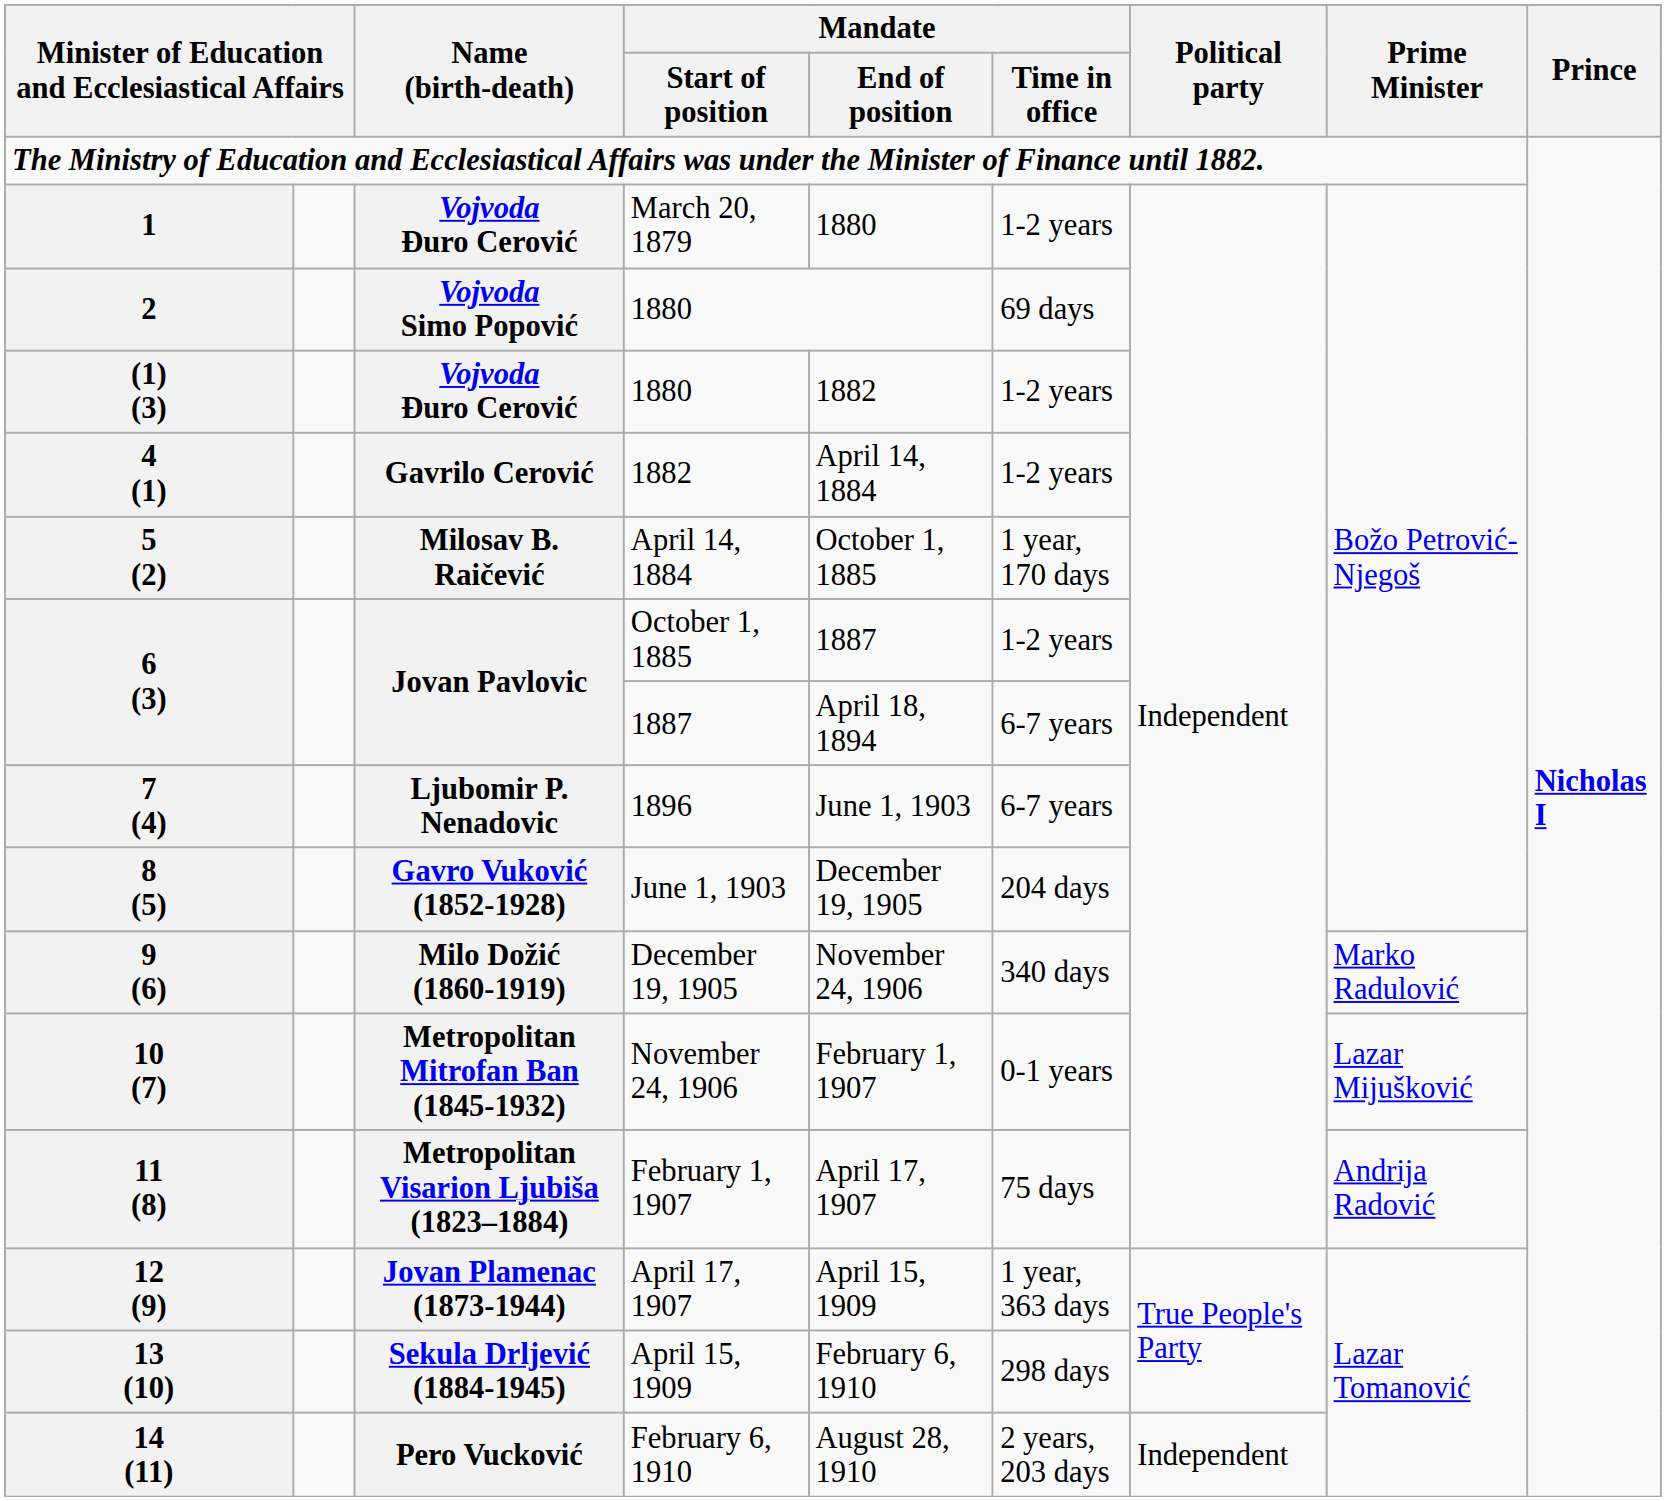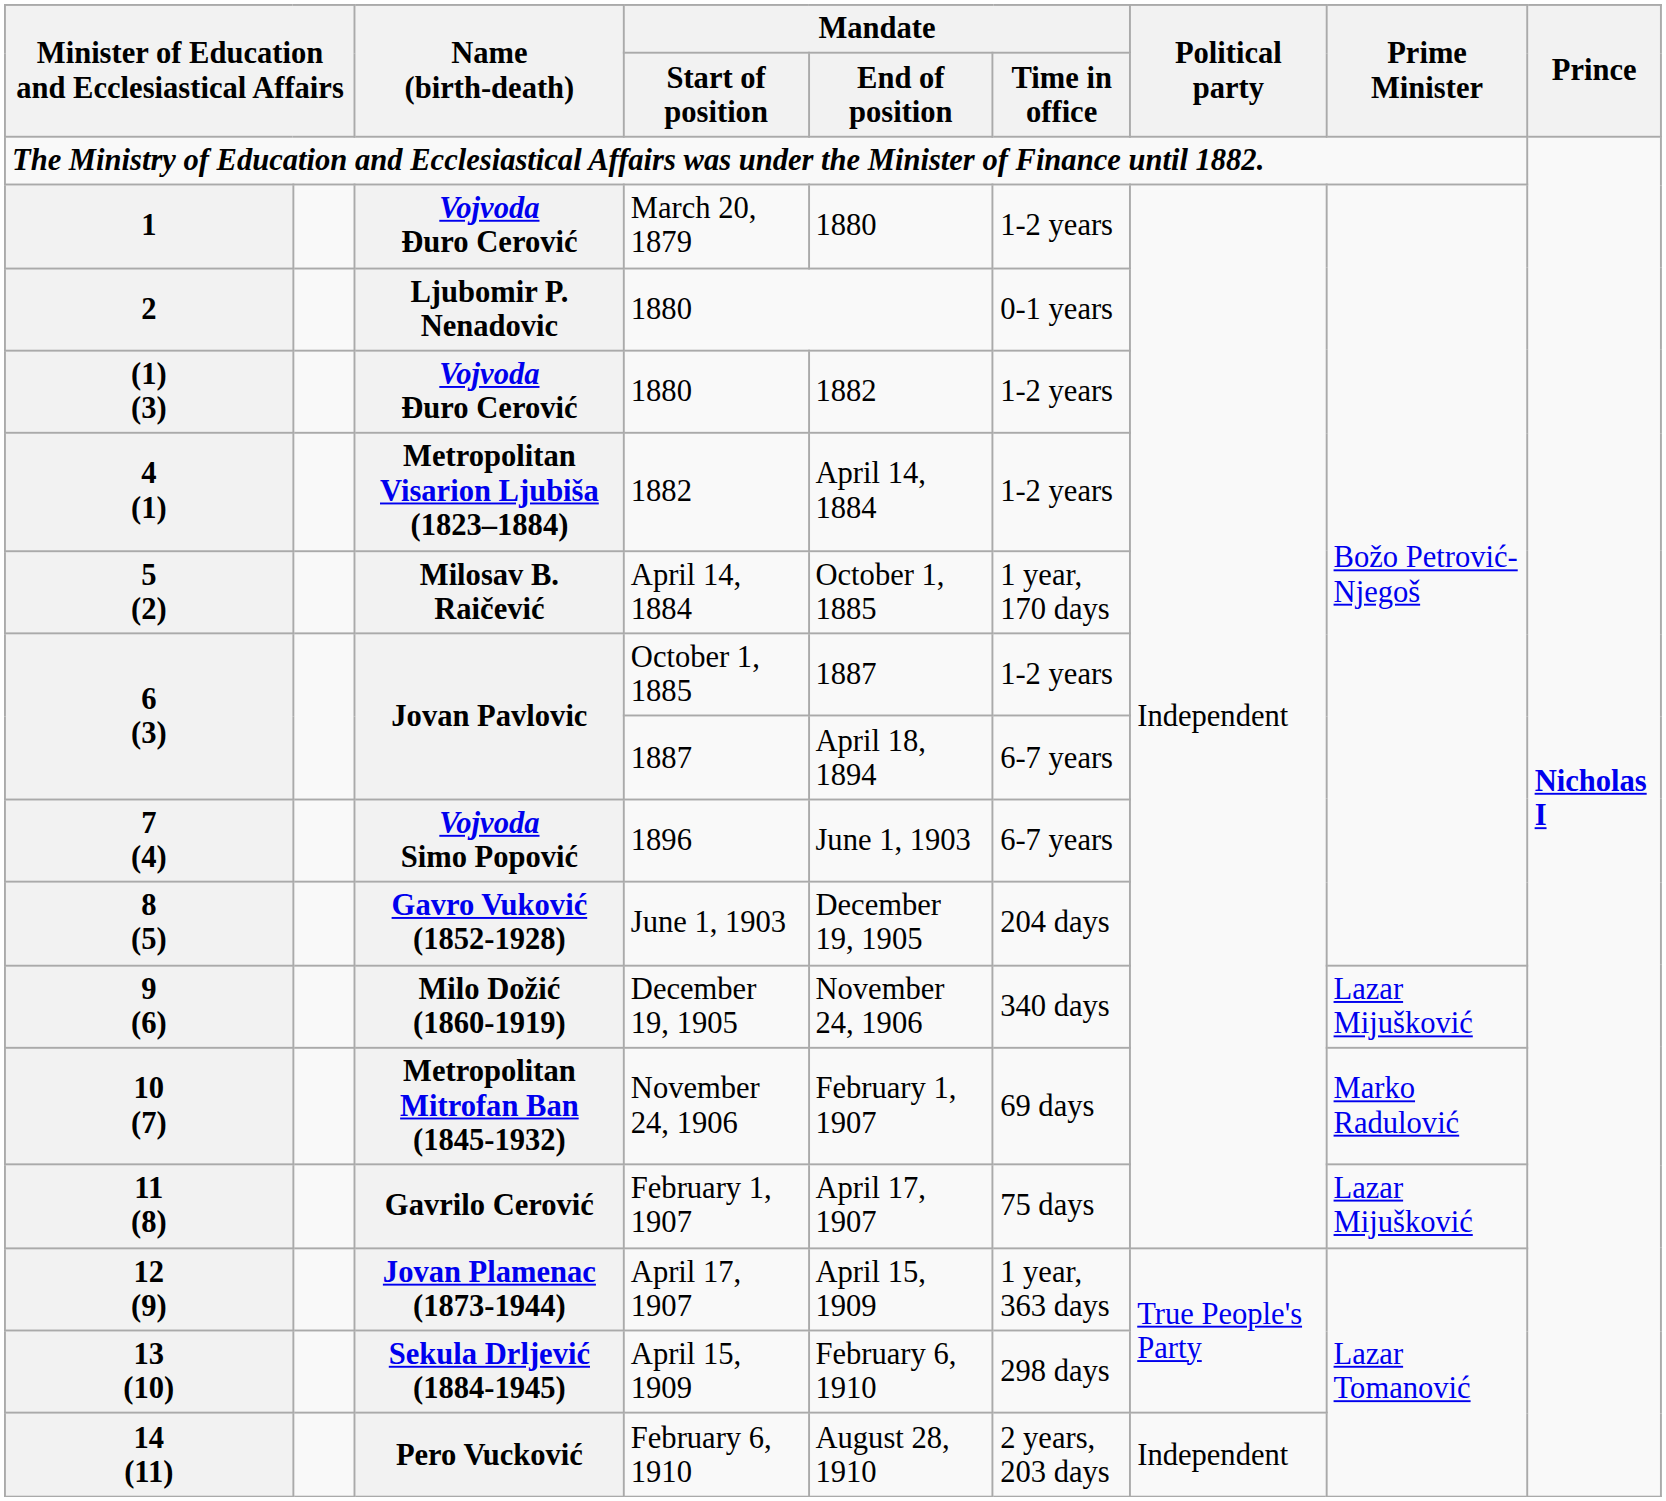(489, 308) Vojvoda Simo Popović -> (489, 308) Ljubomir P. Nenadovic
(1047, 308) 69 days -> (1057, 308) 0-1 years
(489, 474) Gavrilo Cerović -> (489, 491) Metropolitan Visarion Ljubiša (1823–1884)
(489, 805) Ljubomir P. Nenadovic -> (489, 840) Vojvoda Simo Popović
(1396, 971) Marko Radulović -> (1403, 1005) Lazar Mijušković
(1057, 1071) 0-1 years -> (1047, 1105) 69 days
(1403, 1071) Lazar Mijušković -> (1396, 1105) Marko Radulović
(489, 1188) Metropolitan Visarion Ljubiša (1823–1884) -> (489, 1205) Gavrilo Cerović
(1384, 1188) Andrija Radović -> (1403, 1205) Lazar Mijušković
